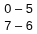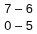rows swapped: (19, 26) <-> (19, 8)
